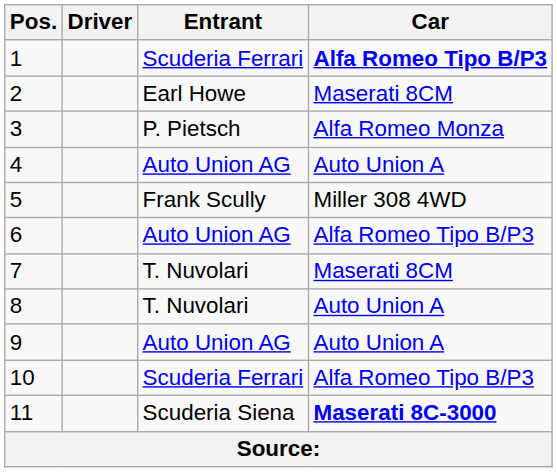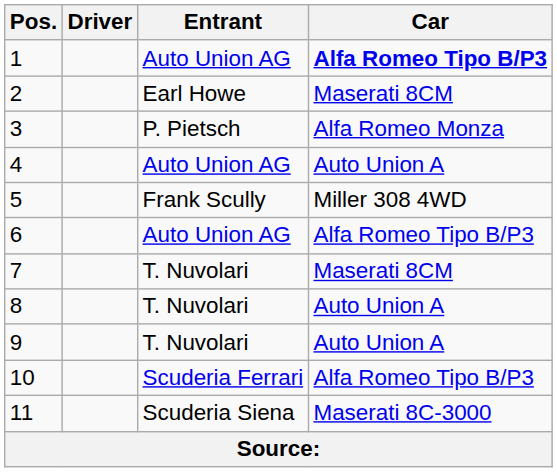(223, 57) Scuderia Ferrari -> (217, 57) Auto Union AG
(217, 341) Auto Union AG -> (195, 341) T. Nuvolari
(405, 413) bold -> (403, 413) normal
